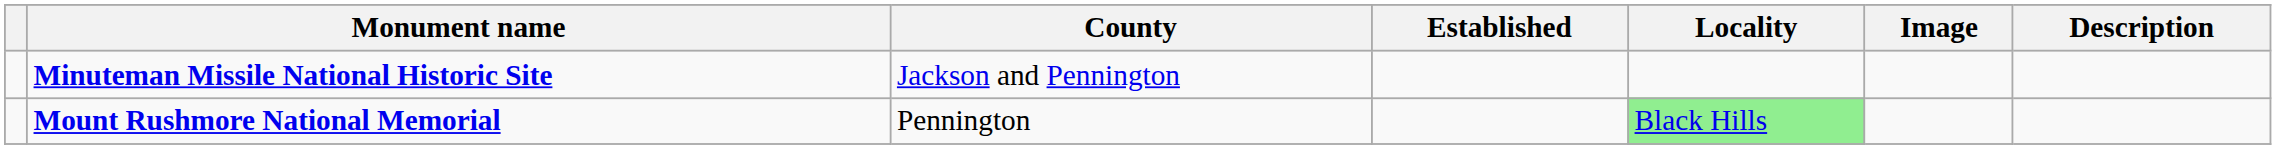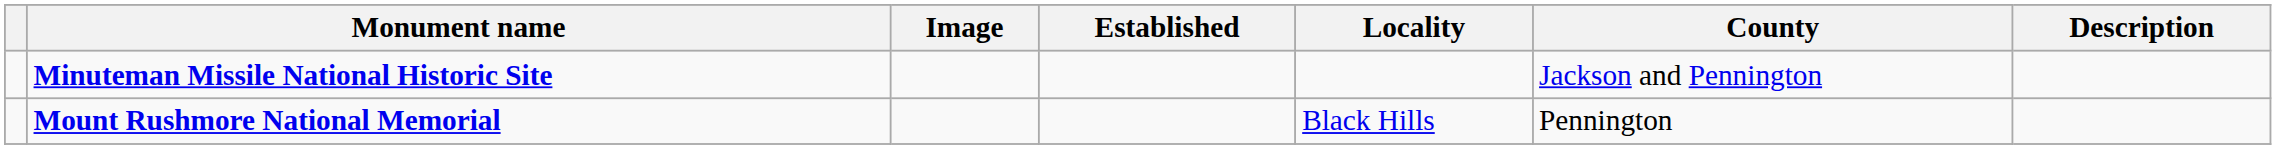columns swapped: (1939, 27) <-> (1131, 27)
(1701, 120) lightgreen background -> (1368, 120) no background
